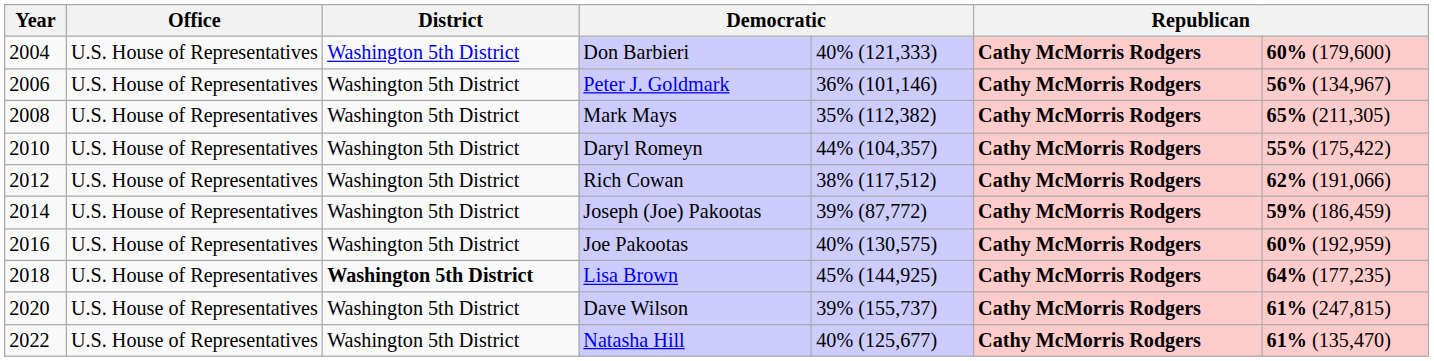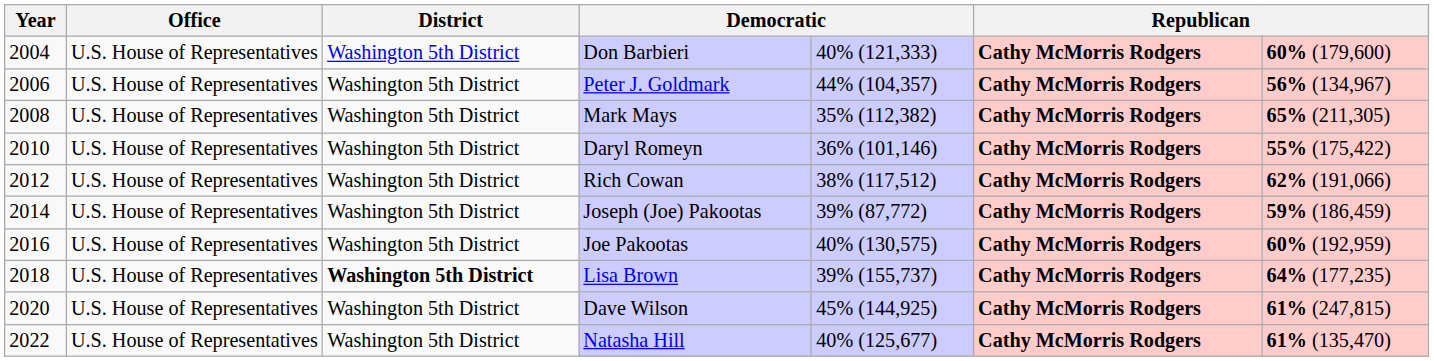(877, 84) 36% (101,146) -> (877, 84) 44% (104,357)
(877, 148) 44% (104,357) -> (877, 148) 36% (101,146)
(877, 276) 45% (144,925) -> (877, 276) 39% (155,737)
(877, 308) 39% (155,737) -> (877, 308) 45% (144,925)
